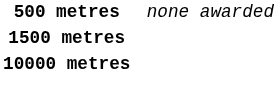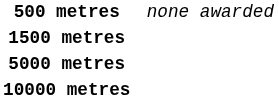+ row: (67, 64)
